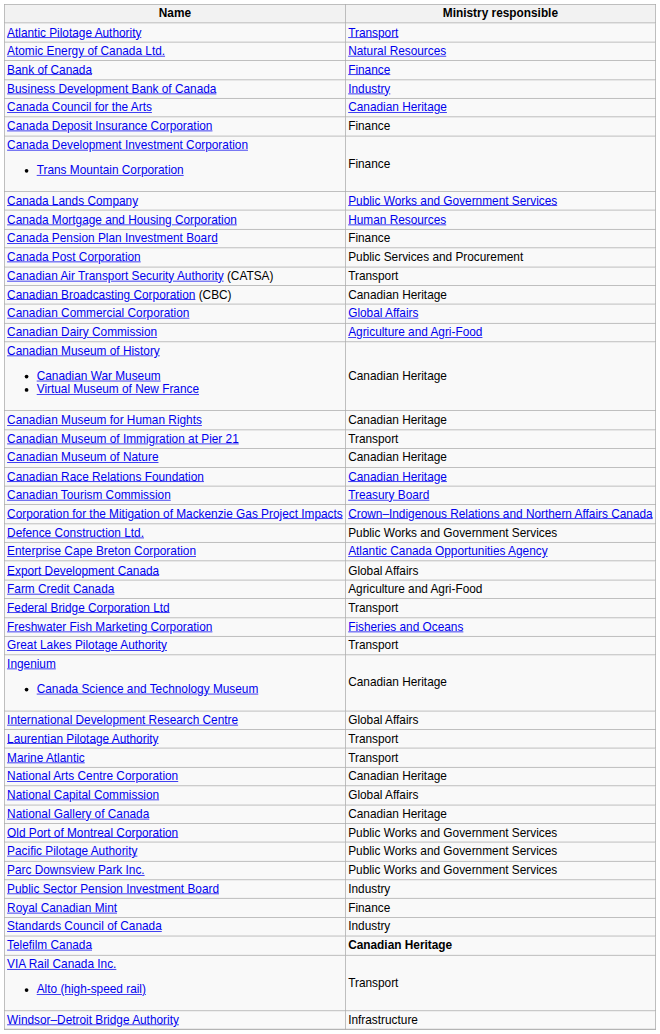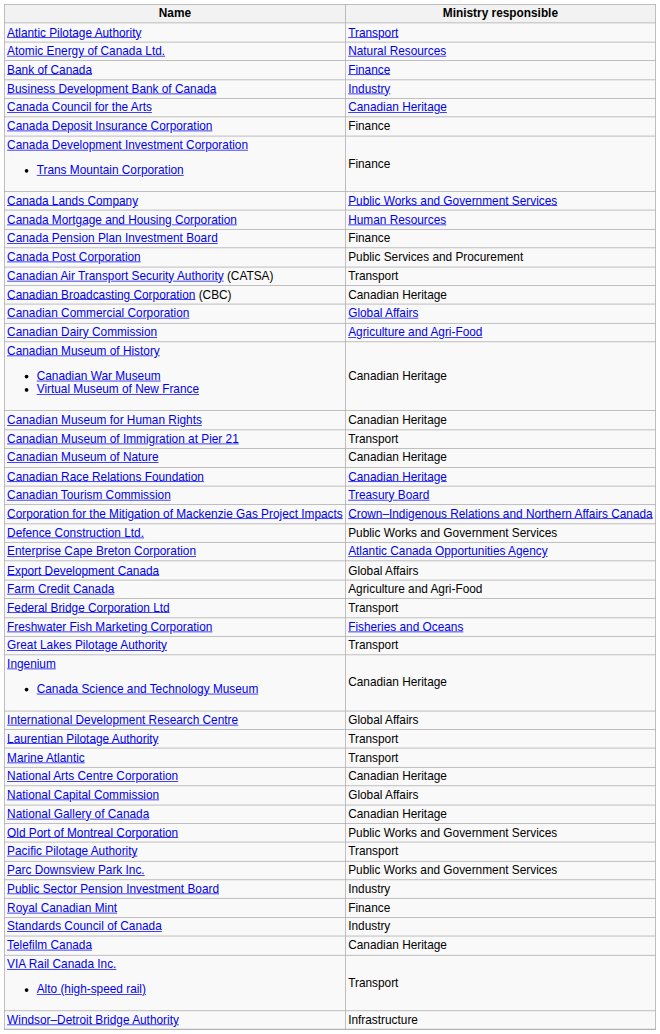(453, 851) Public Works and Government Services -> (373, 851) Transport
(400, 945) bold -> (398, 945) normal
